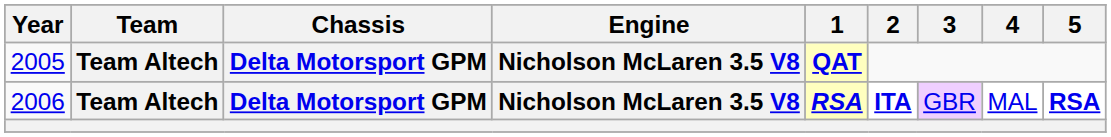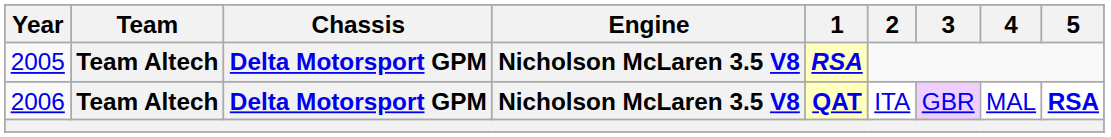(837, 62) QAT -> (837, 62) RSA
(837, 100) RSA -> (837, 100) QAT
(893, 100) bold -> (892, 100) normal
